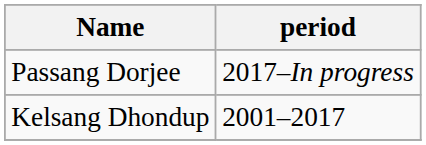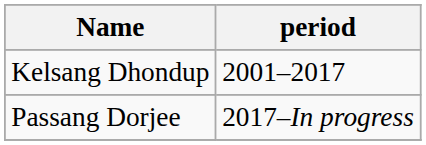rows swapped: (110, 117) <-> (96, 72)
